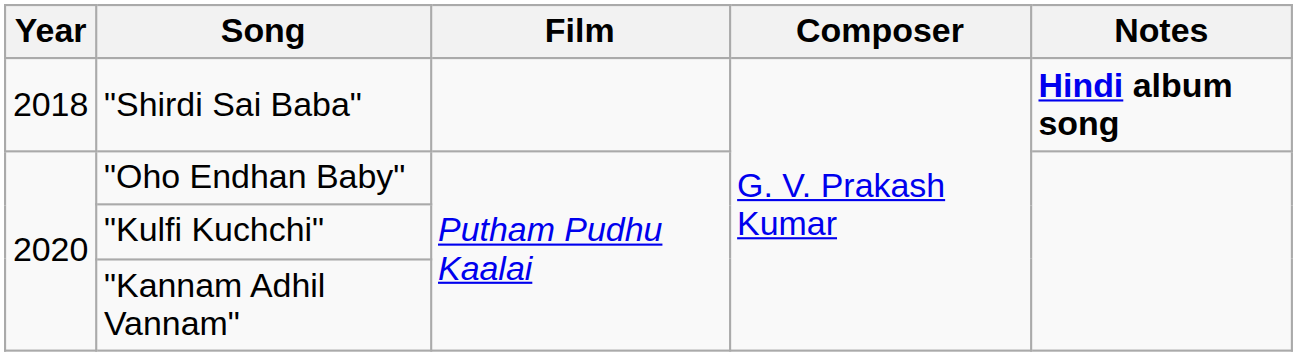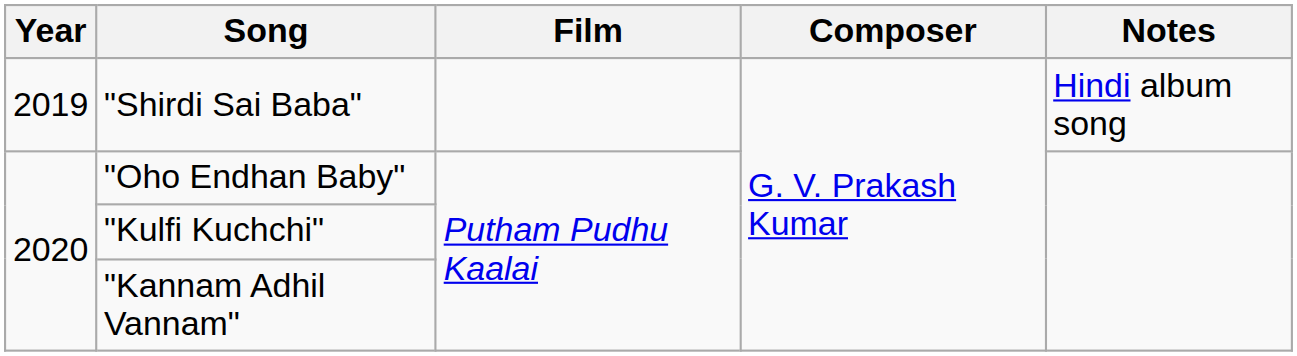(51, 104) 2018 -> (51, 104) 2019
(1136, 104) bold -> (1143, 104) normal
